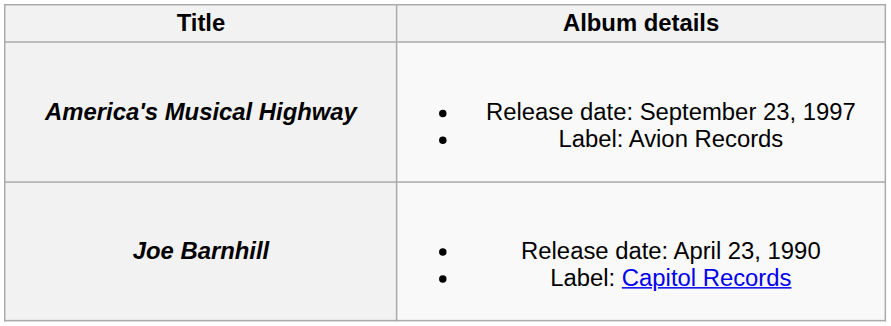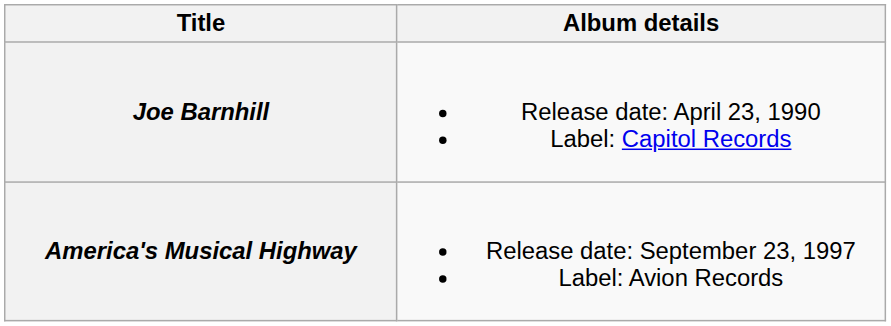rows swapped: (201, 251) <-> (201, 111)
